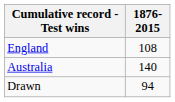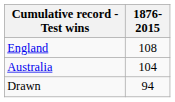(148, 67) 140 -> (148, 67) 104
